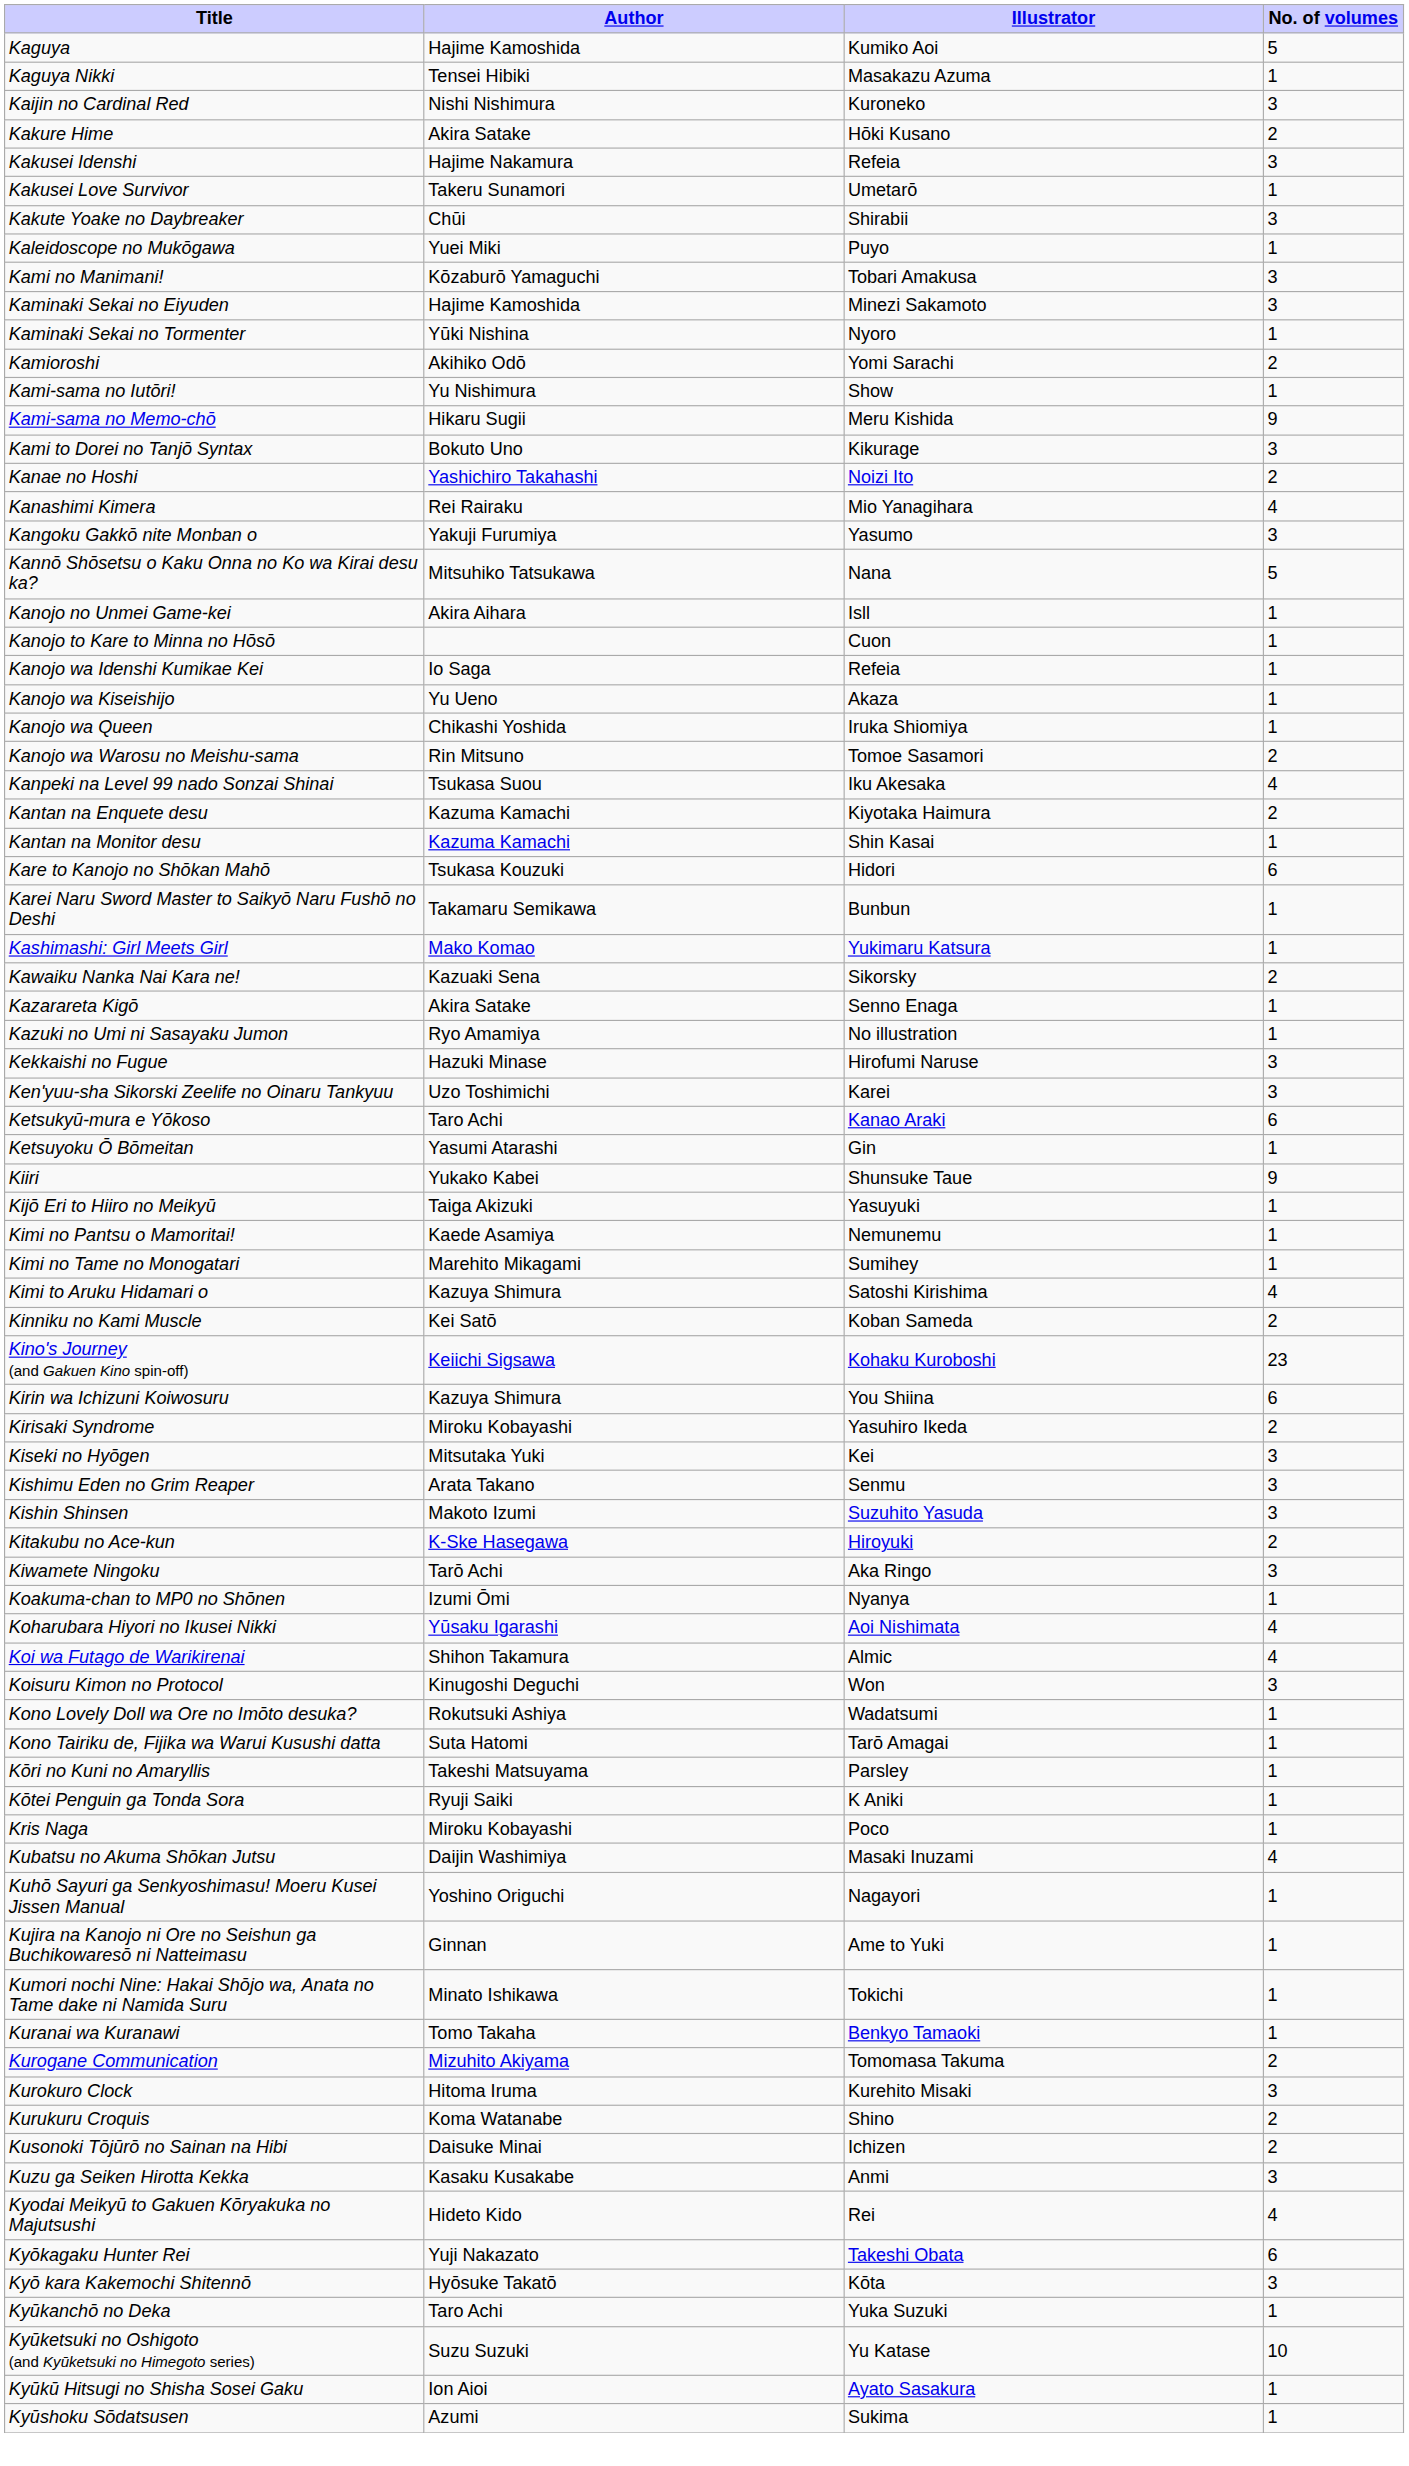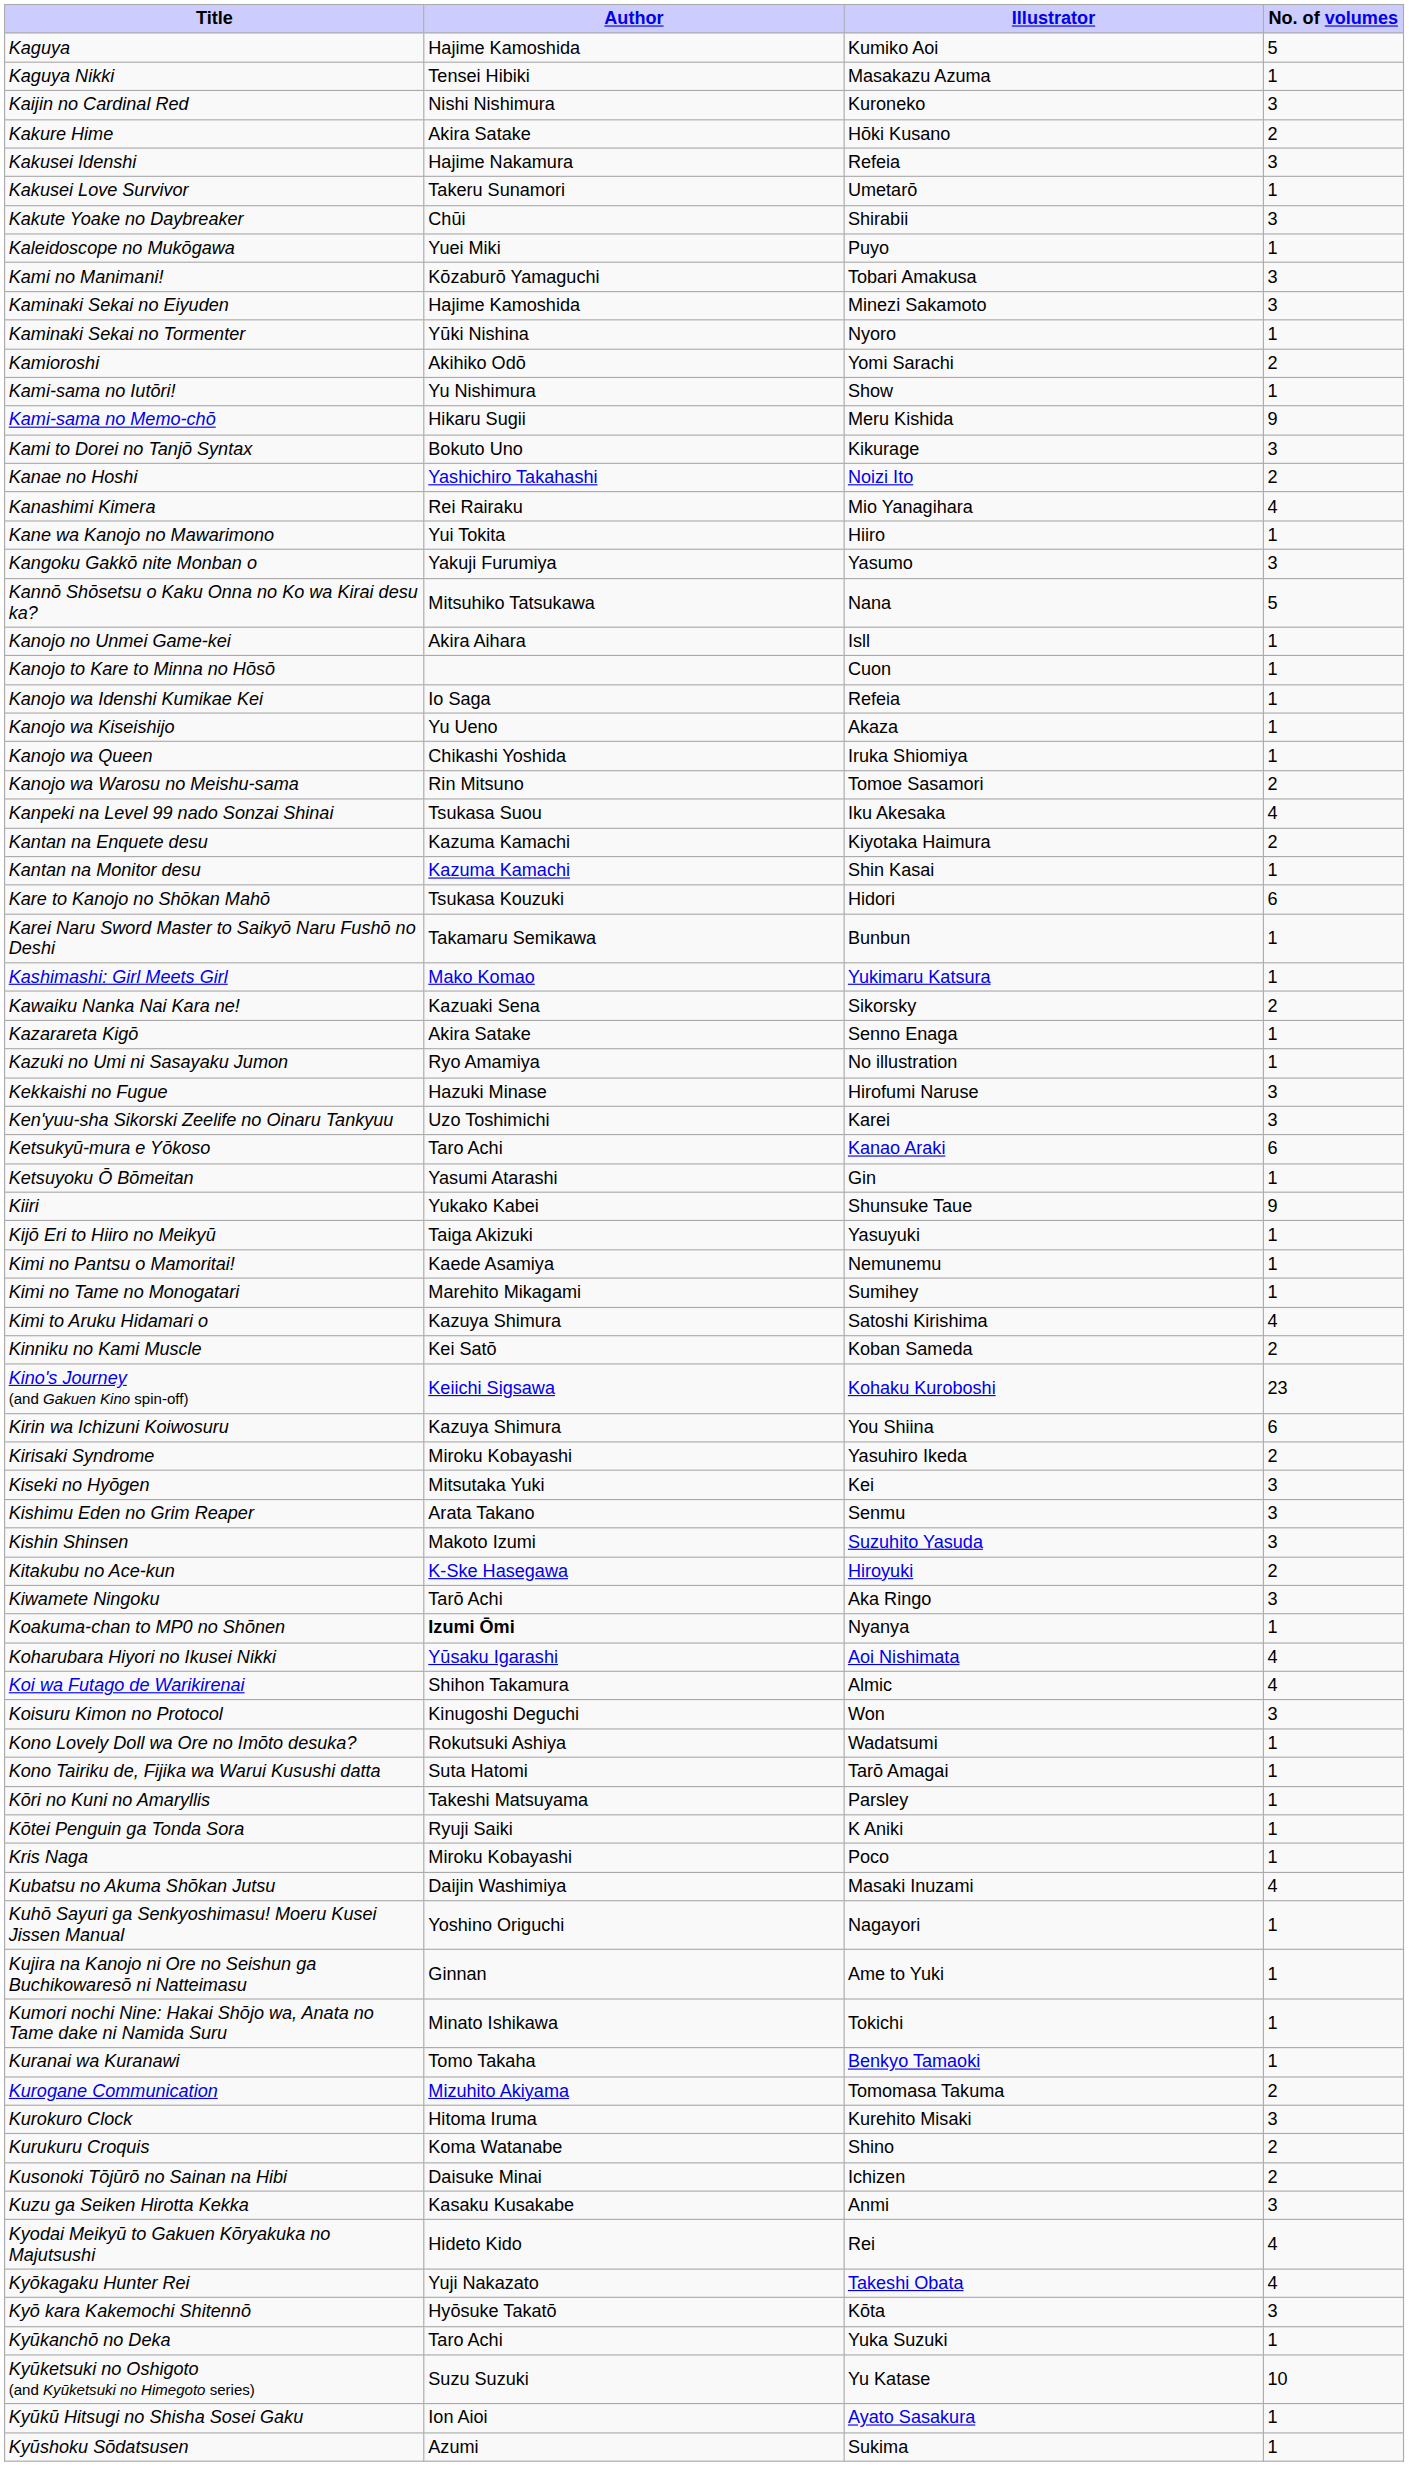+ row: (141, 534)
(469, 1599) normal -> (472, 1628) bold
(1273, 2254) 6 -> (1273, 2283) 4
